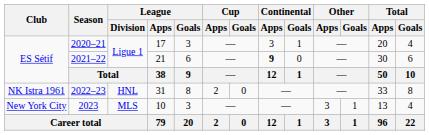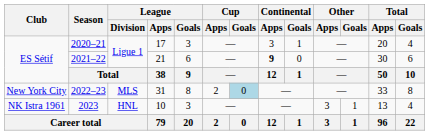(36, 91) NK Istra 1961 -> (37, 91) New York City
(128, 91) HNL -> (128, 91) MLS
(244, 91) no background -> (244, 91) lightblue background
(37, 106) New York City -> (36, 106) NK Istra 1961
(128, 106) MLS -> (128, 106) HNL
